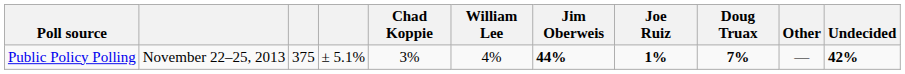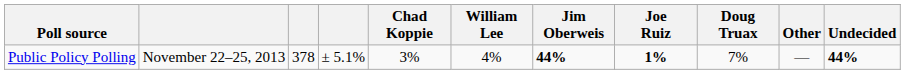(303, 57) 375 -> (303, 57) 378
(738, 57) bold -> (738, 57) normal
(843, 57) 42% -> (843, 57) 44%
